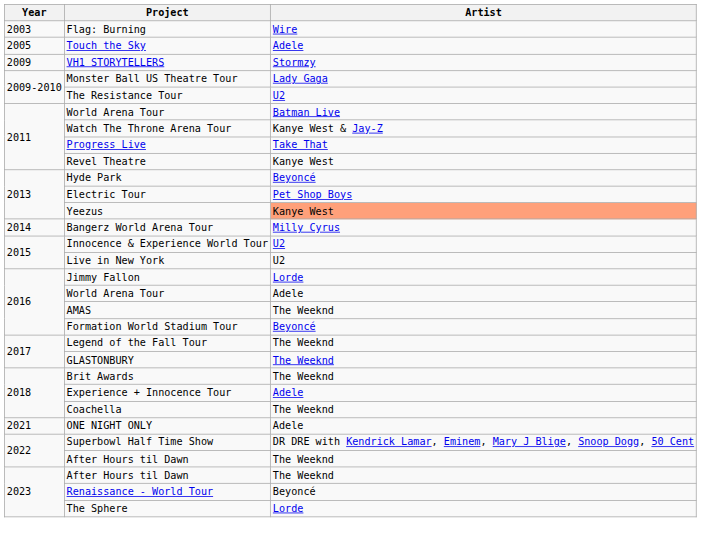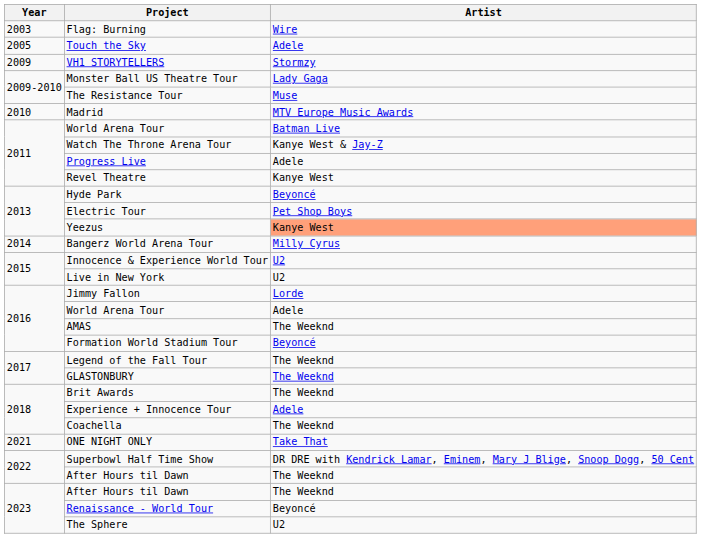(279, 95) U2 -> (285, 95) Muse
+ row: (19, 112)
(300, 145) Take That -> (288, 161) Adele
(288, 426) Adele -> (300, 442) Take That
(288, 508) Lorde -> (279, 525) U2
